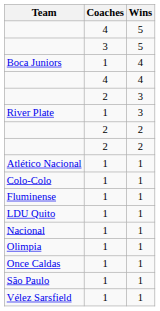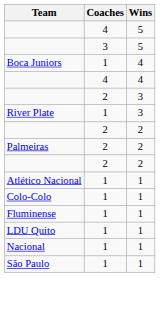+ row: (28, 146)
- row: (24, 247)
- row: (34, 264)
- row: (39, 297)
